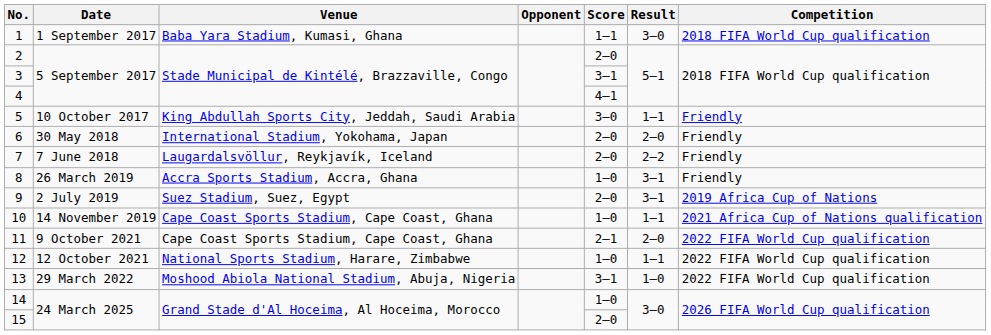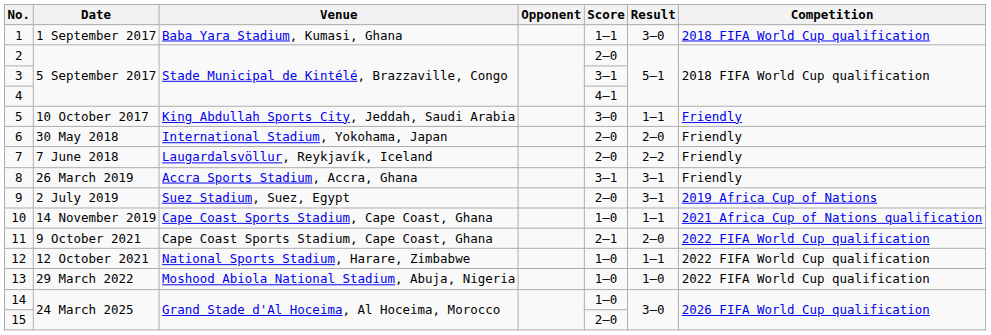(606, 177) 1–0 -> (606, 177) 3–1
(606, 279) 3–1 -> (606, 279) 1–0
